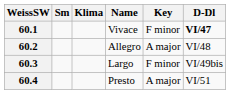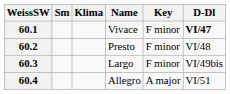(124, 47) Allegro -> (121, 47) Presto
(163, 47) A major -> (163, 47) F minor
(121, 81) Presto -> (124, 81) Allegro
